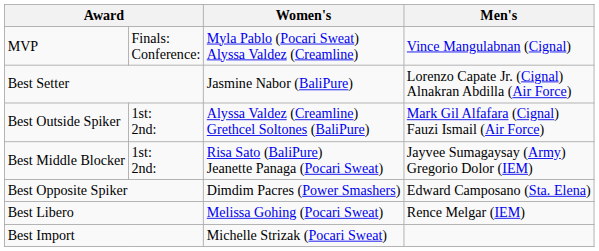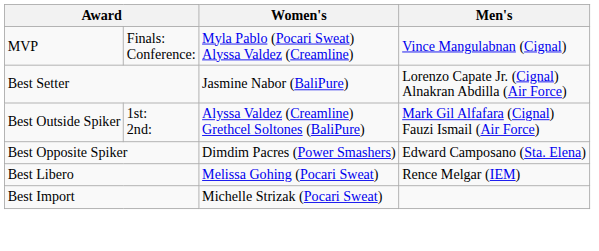- row: (66, 160)
